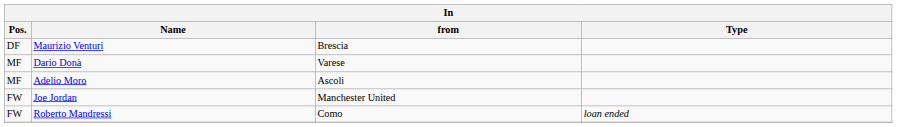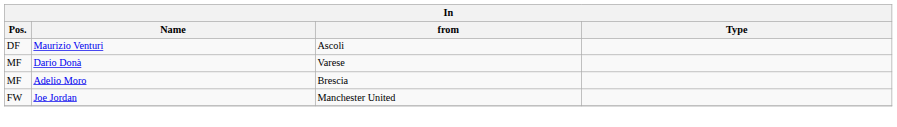(333, 47) Brescia -> (331, 47) Ascoli
(331, 80) Ascoli -> (333, 80) Brescia
- row: (72, 114)
